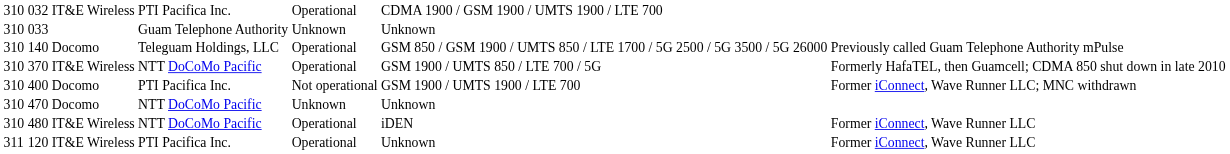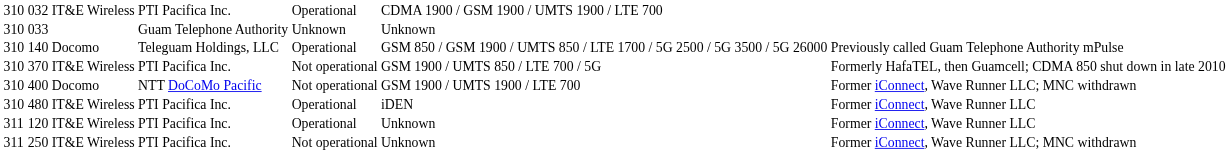(200, 67) NTT DoCoMo Pacific -> (184, 67) PTI Pacifica Inc.
(324, 67) Operational -> (335, 67) Not operational
(184, 86) PTI Pacifica Inc. -> (200, 86) NTT DoCoMo Pacific
- row: (38, 104)
(200, 123) NTT DoCoMo Pacific -> (184, 104) PTI Pacifica Inc.
+ row: (38, 142)
